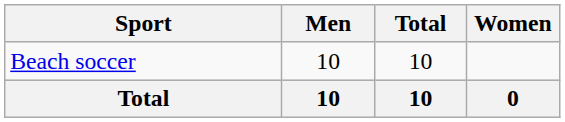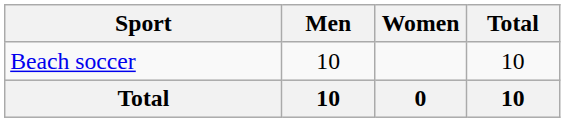columns swapped: (513, 23) <-> (421, 23)
